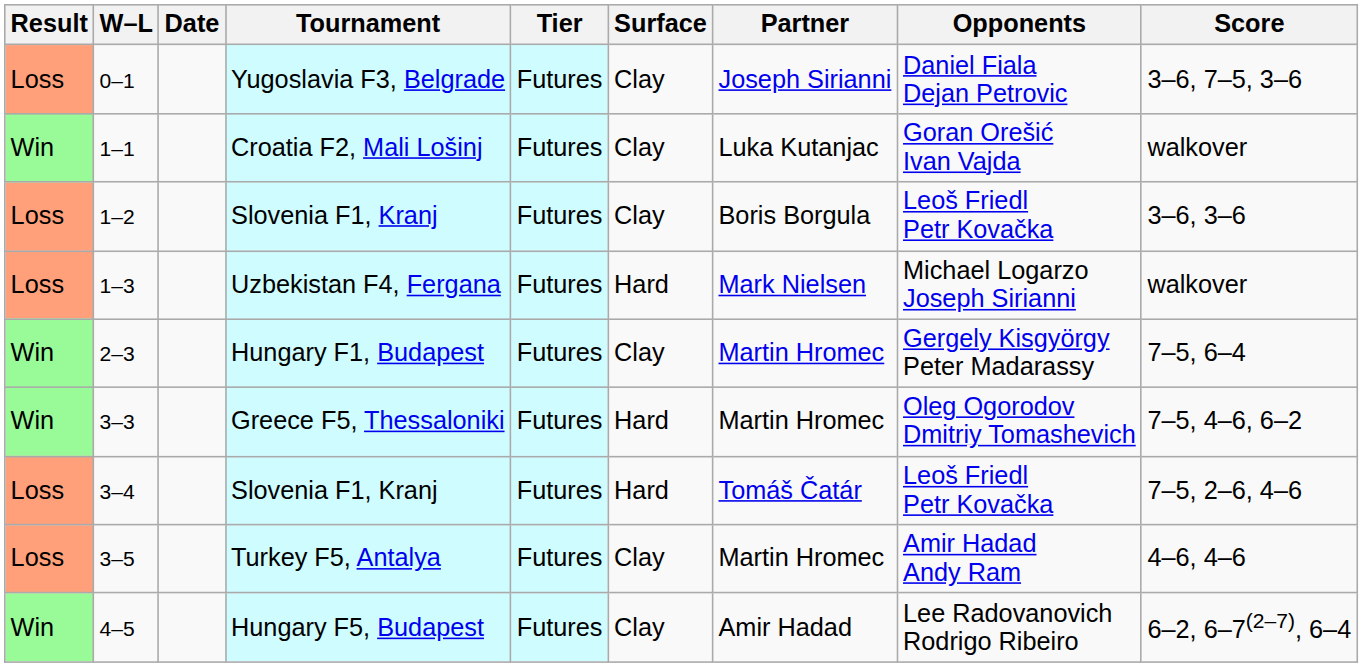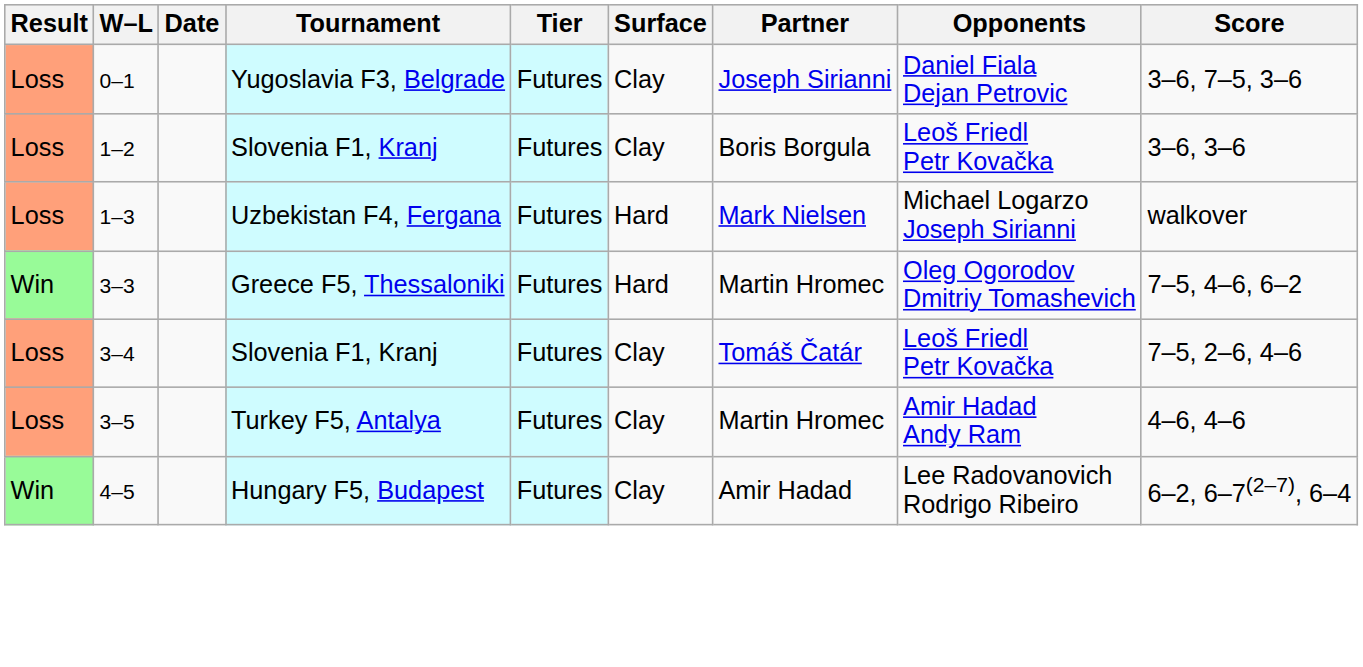- row: (117, 148)
- row: (117, 354)
(642, 490) Hard -> (639, 352) Clay
